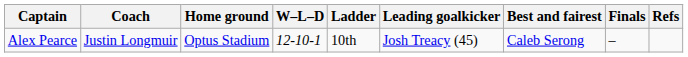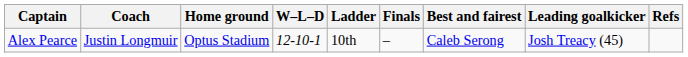columns swapped: (627, 16) <-> (442, 16)
